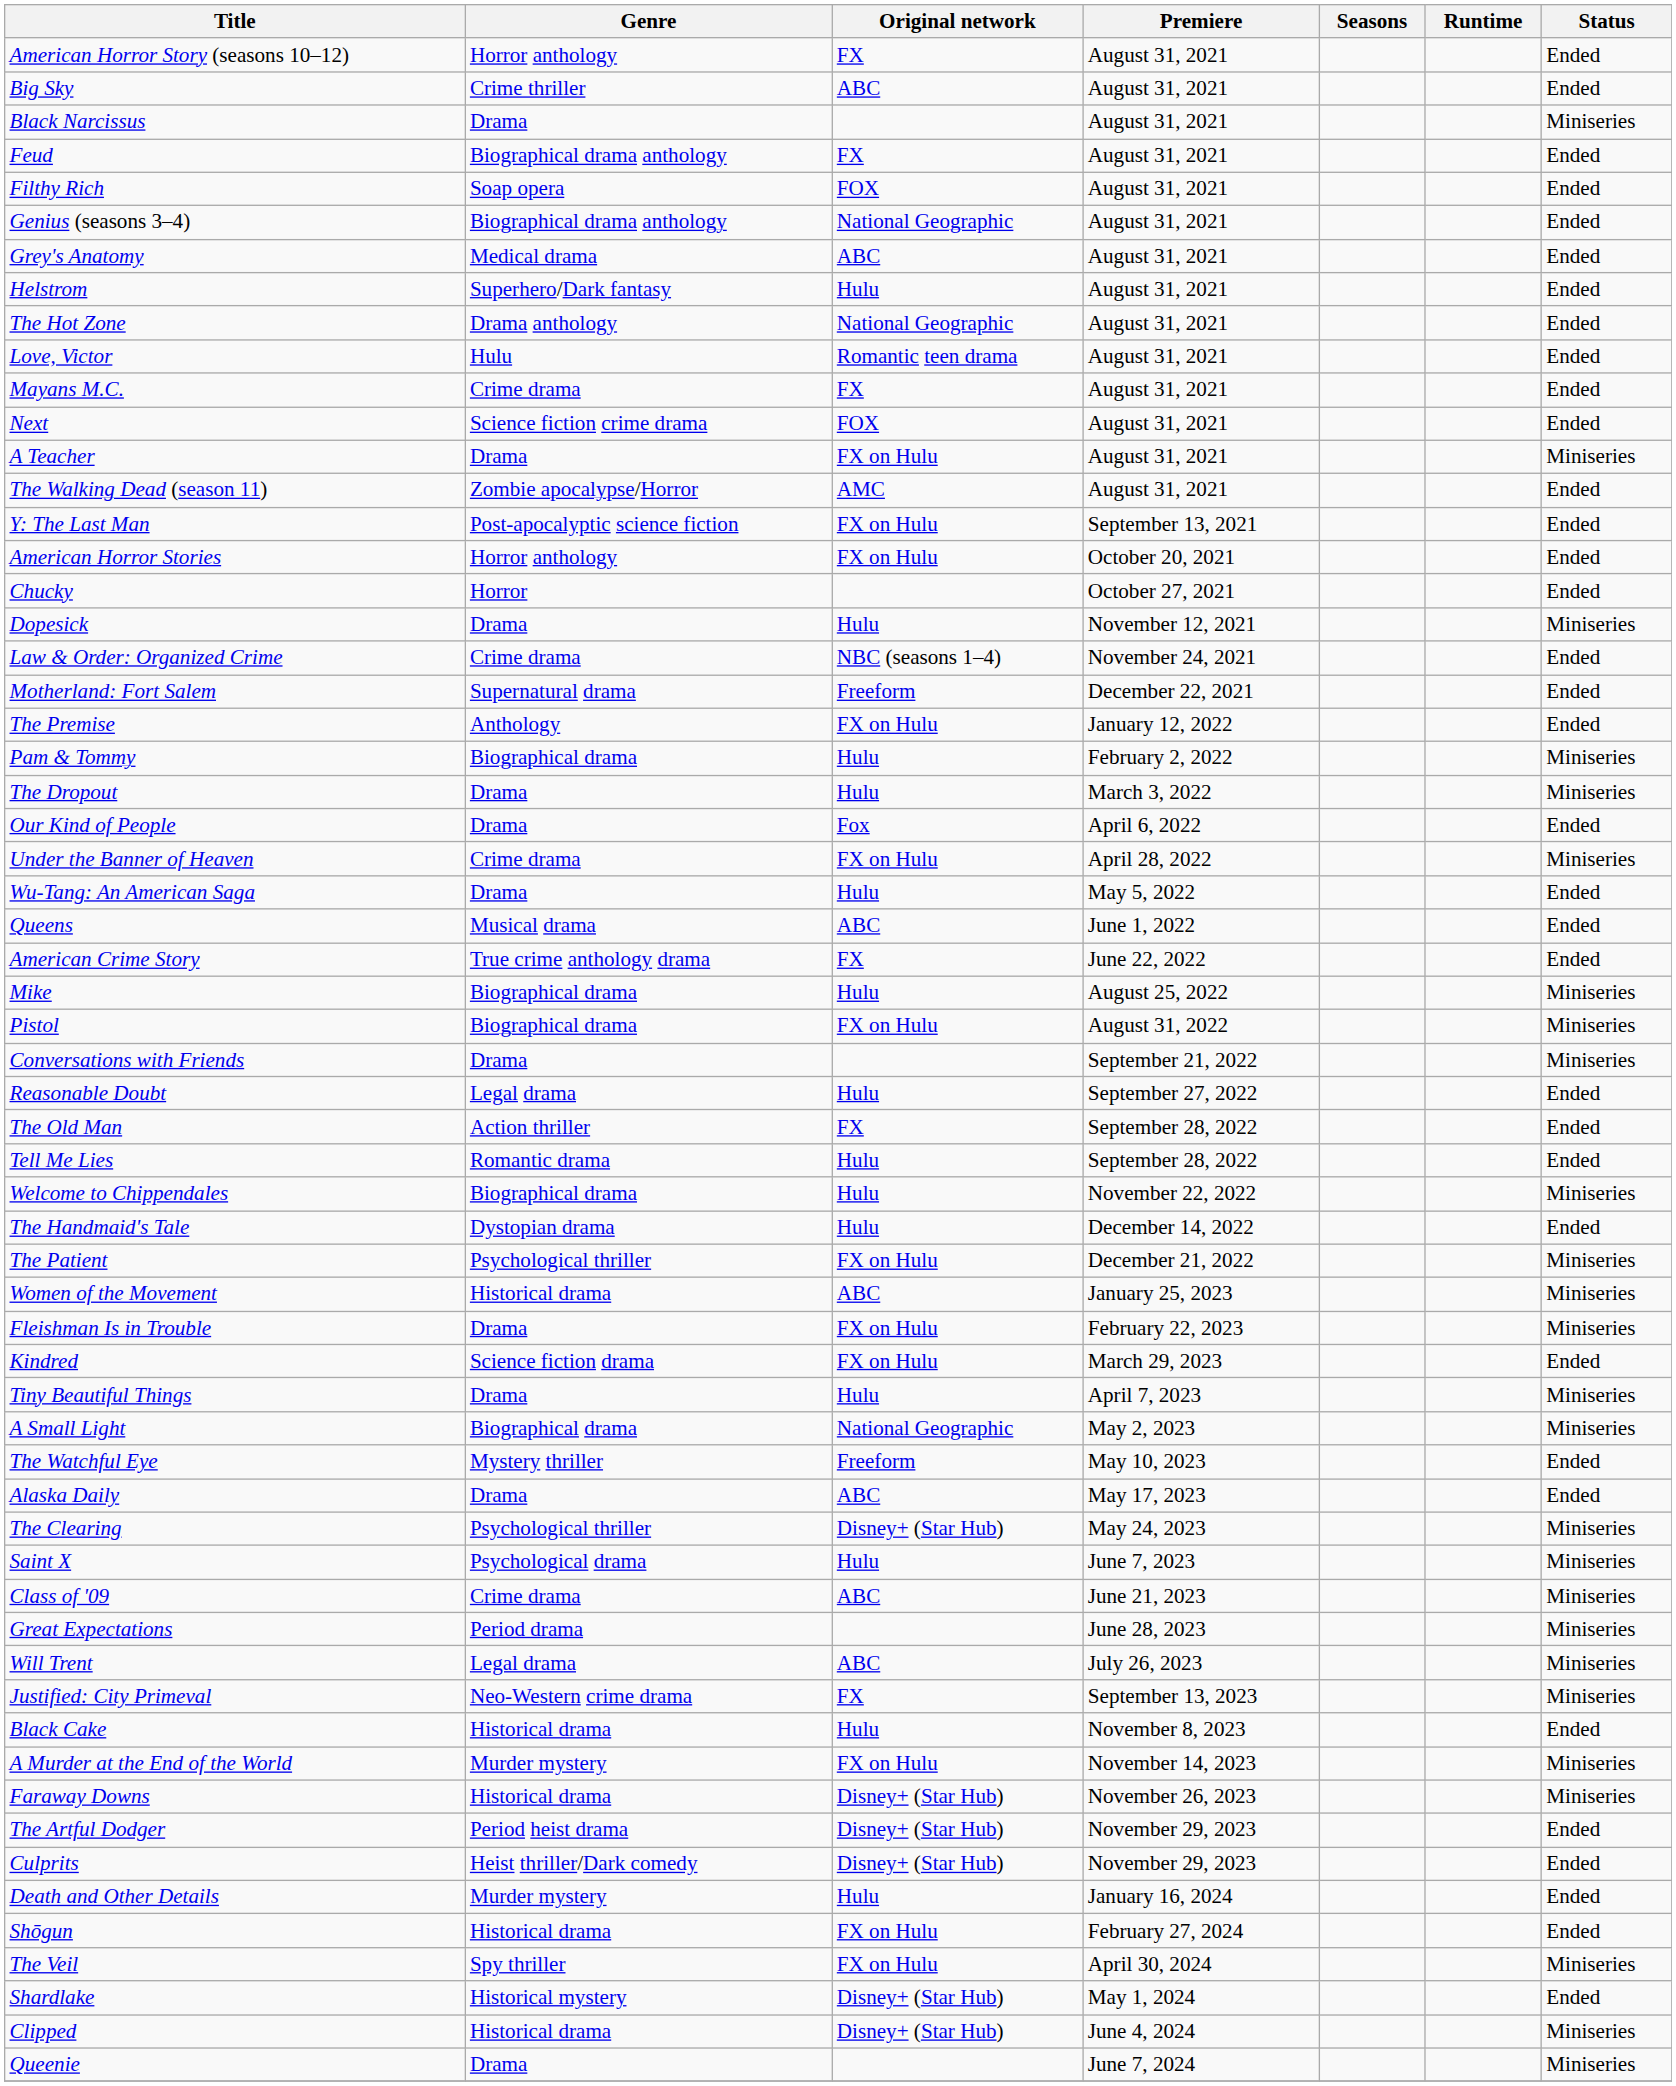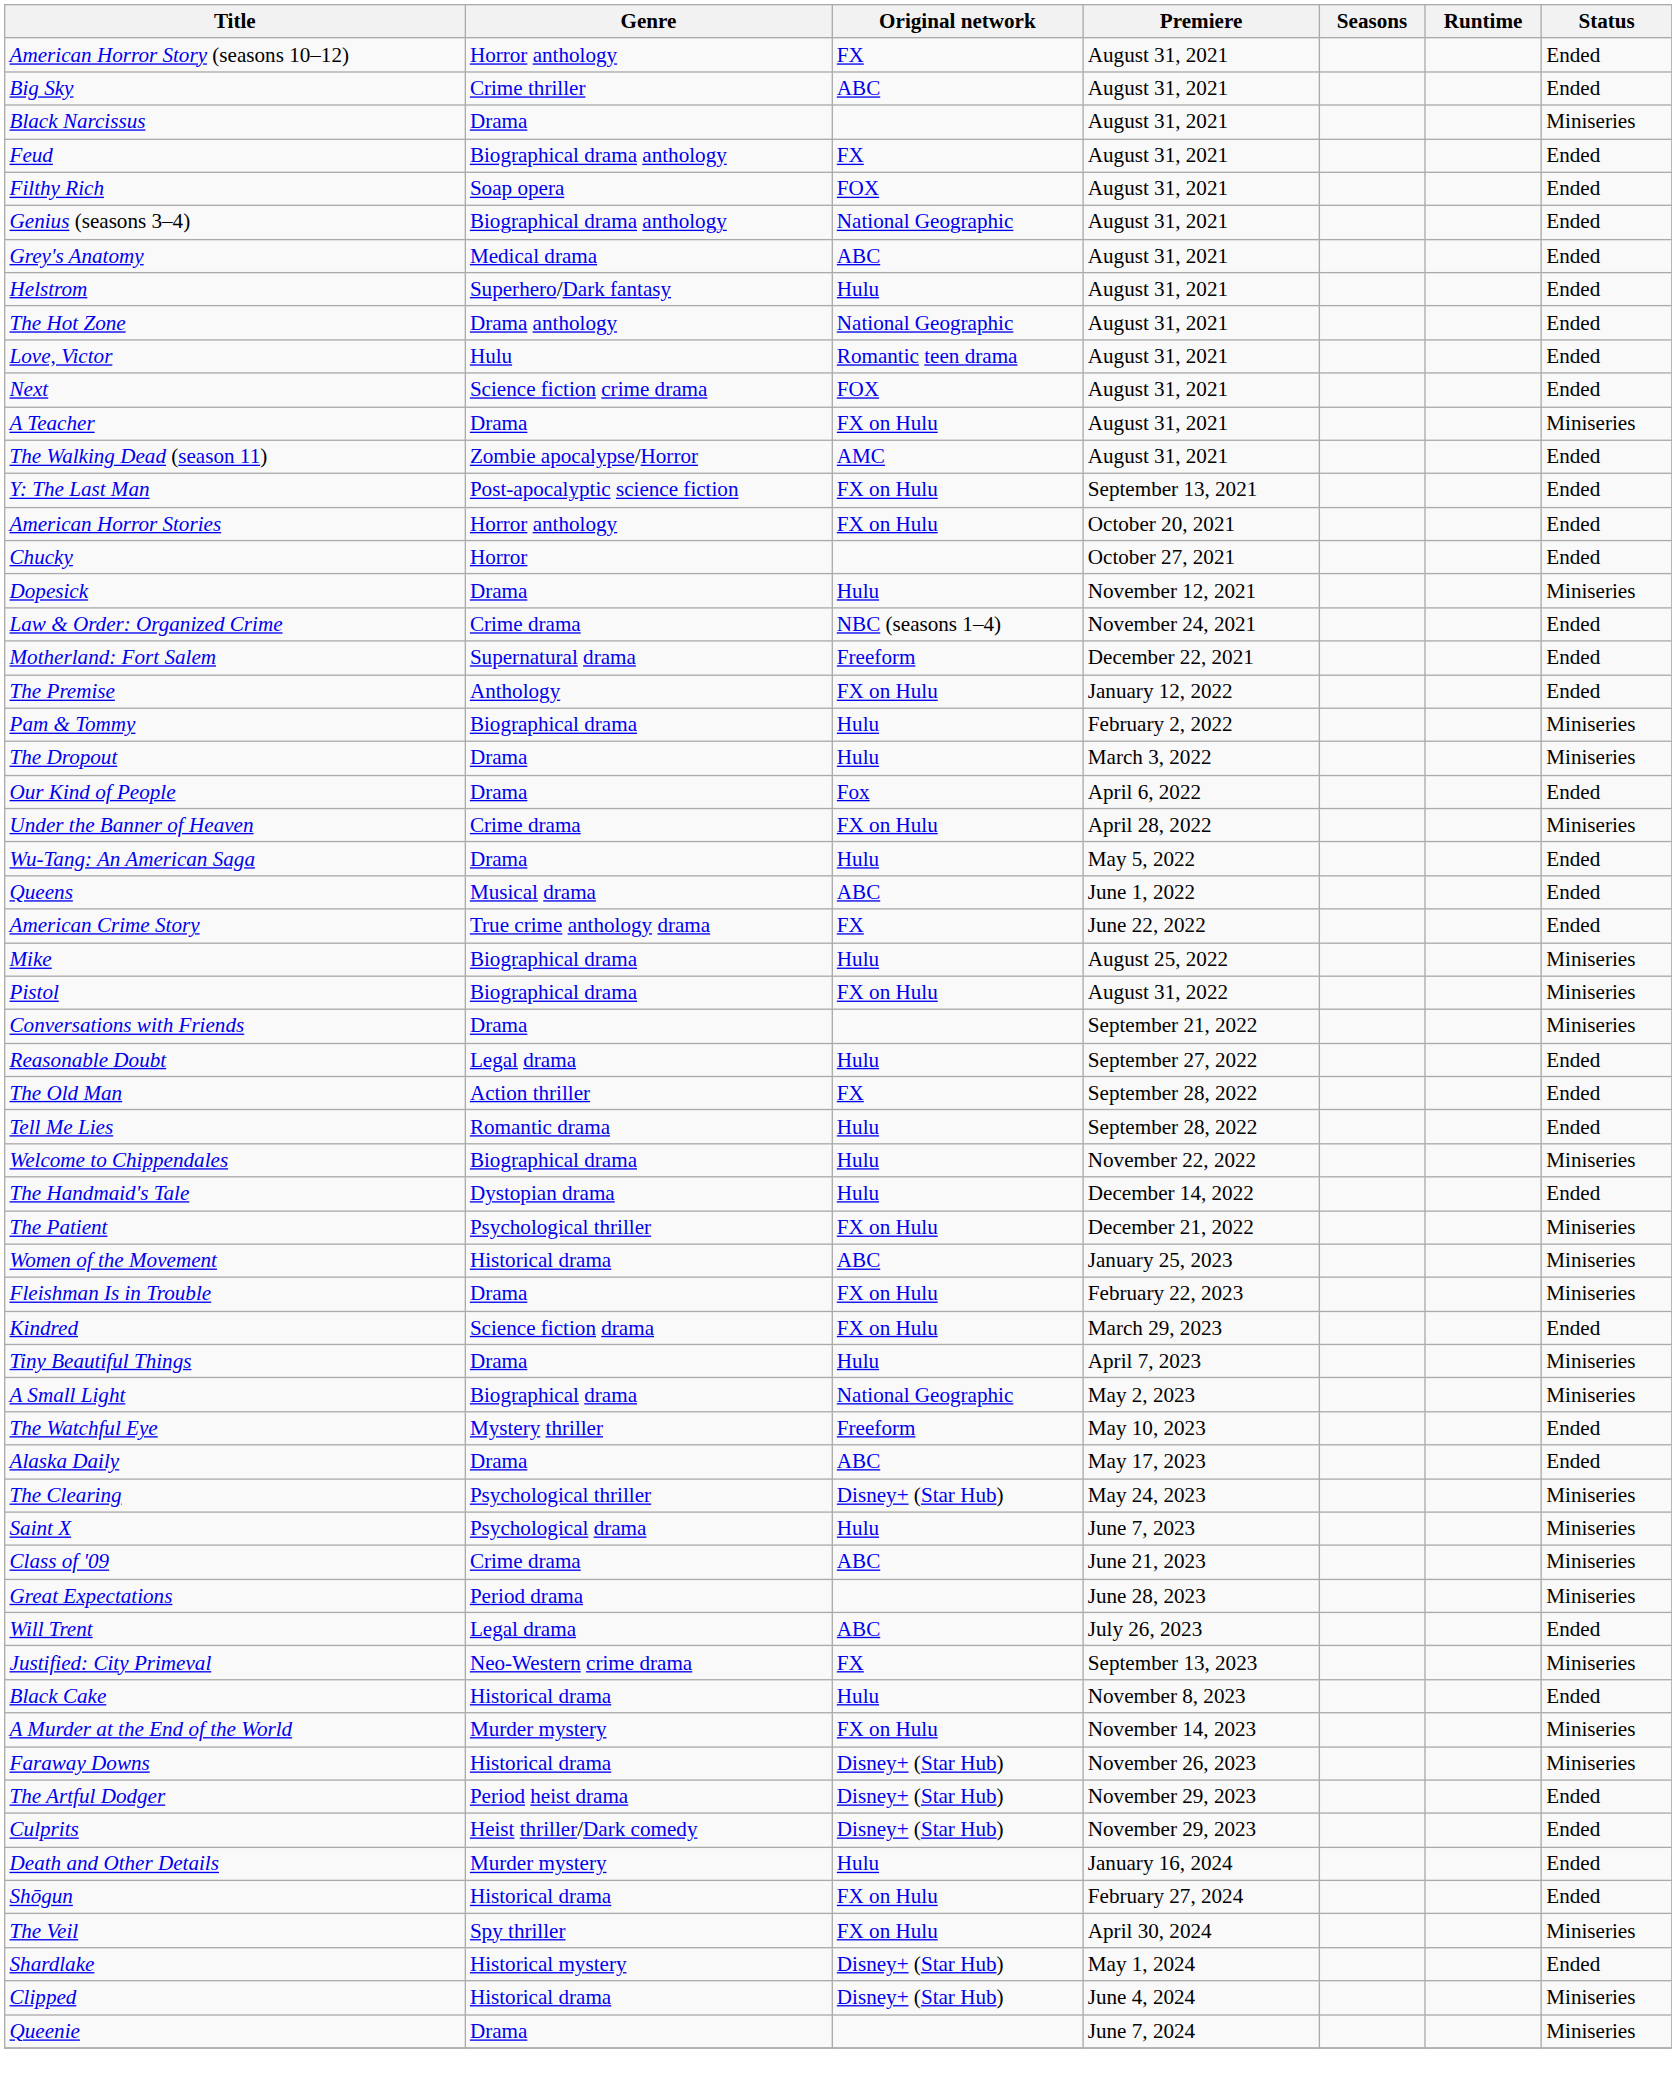- row: (67, 389)
(1591, 1662) Miniseries -> (1573, 1629) Ended
